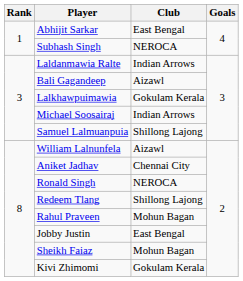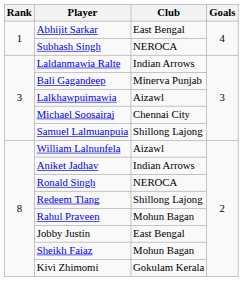(149, 81) Aizawl -> (168, 81) Minerva Punjab
(169, 98) Gokulam Kerala -> (149, 98) Aizawl
(164, 115) Indian Arrows -> (162, 115) Chennai City
(162, 166) Chennai City -> (164, 166) Indian Arrows
